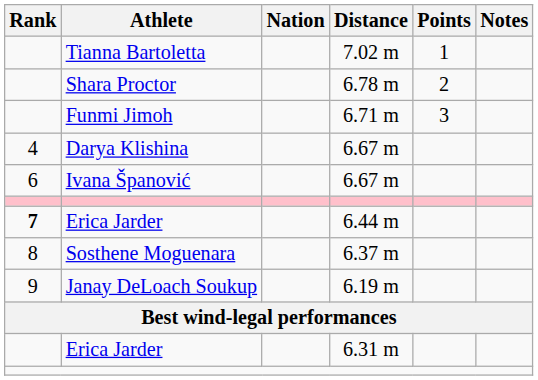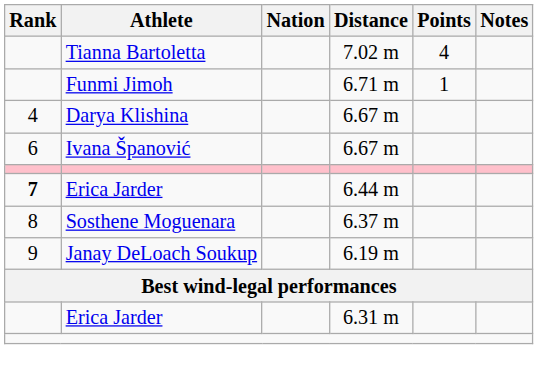(444, 52) 1 -> (444, 52) 4
- row: (121, 84)
(444, 116) 3 -> (444, 84) 1
